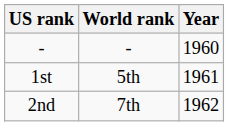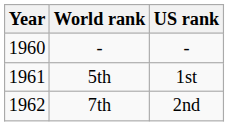columns swapped: (201, 18) <-> (41, 18)
